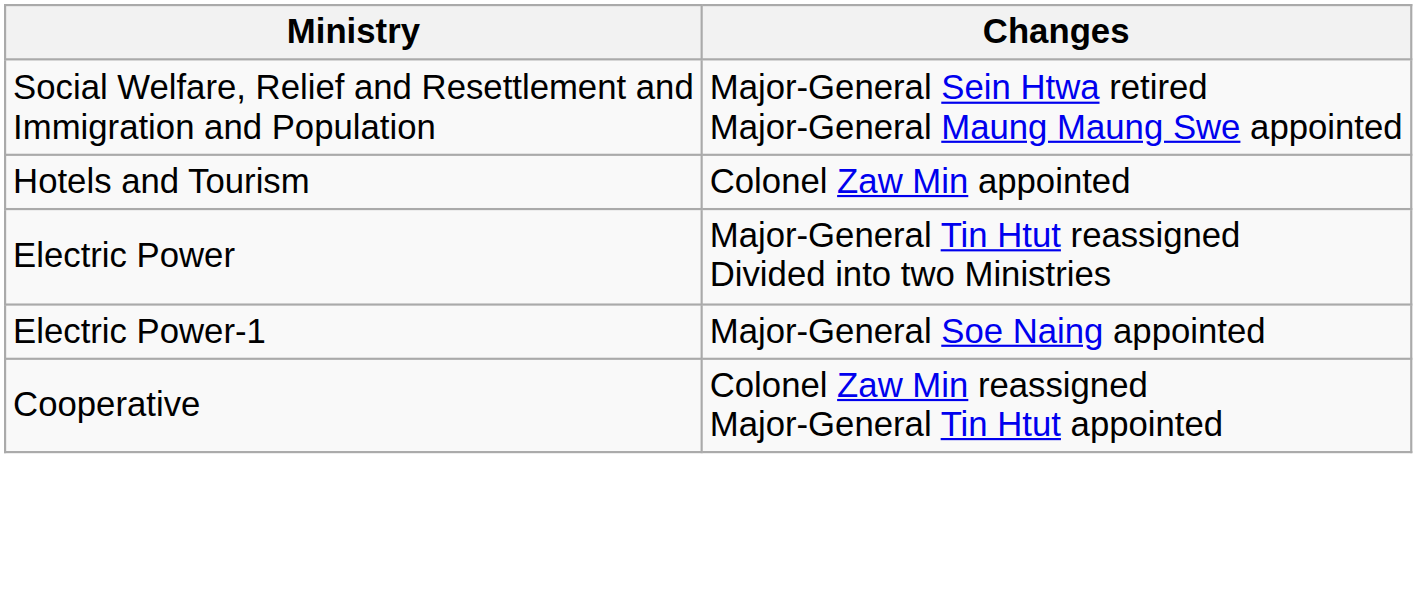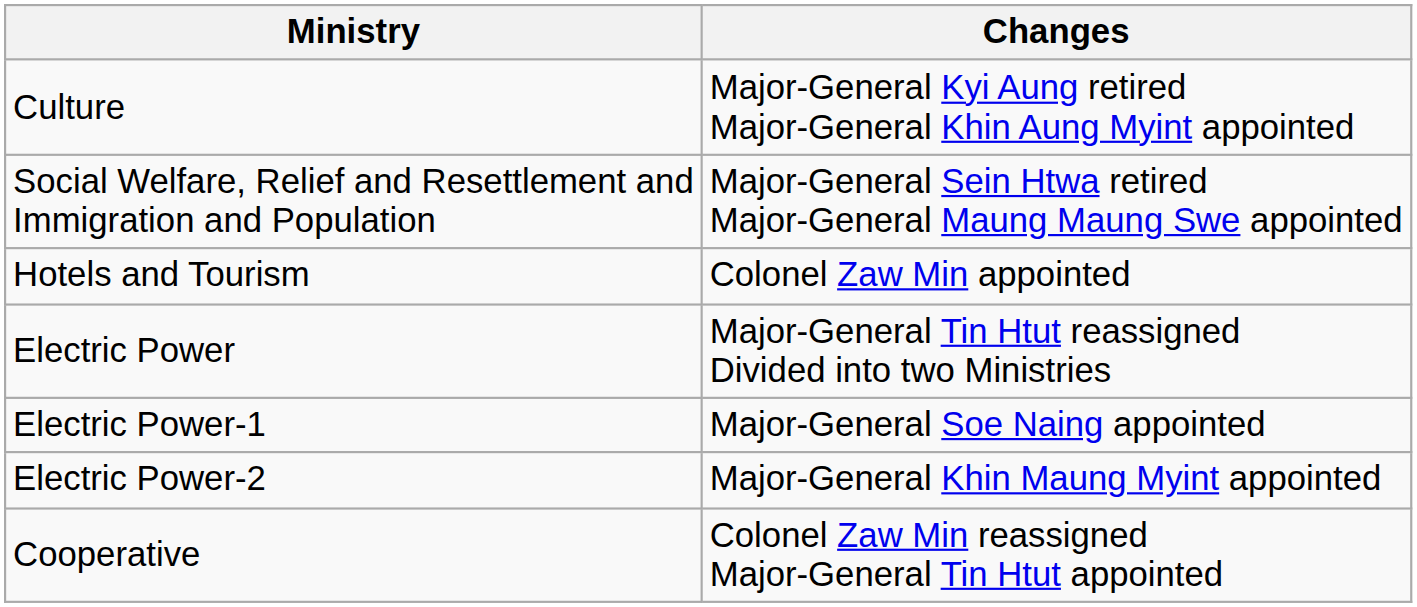+ row: (69, 106)
+ row: (139, 479)
